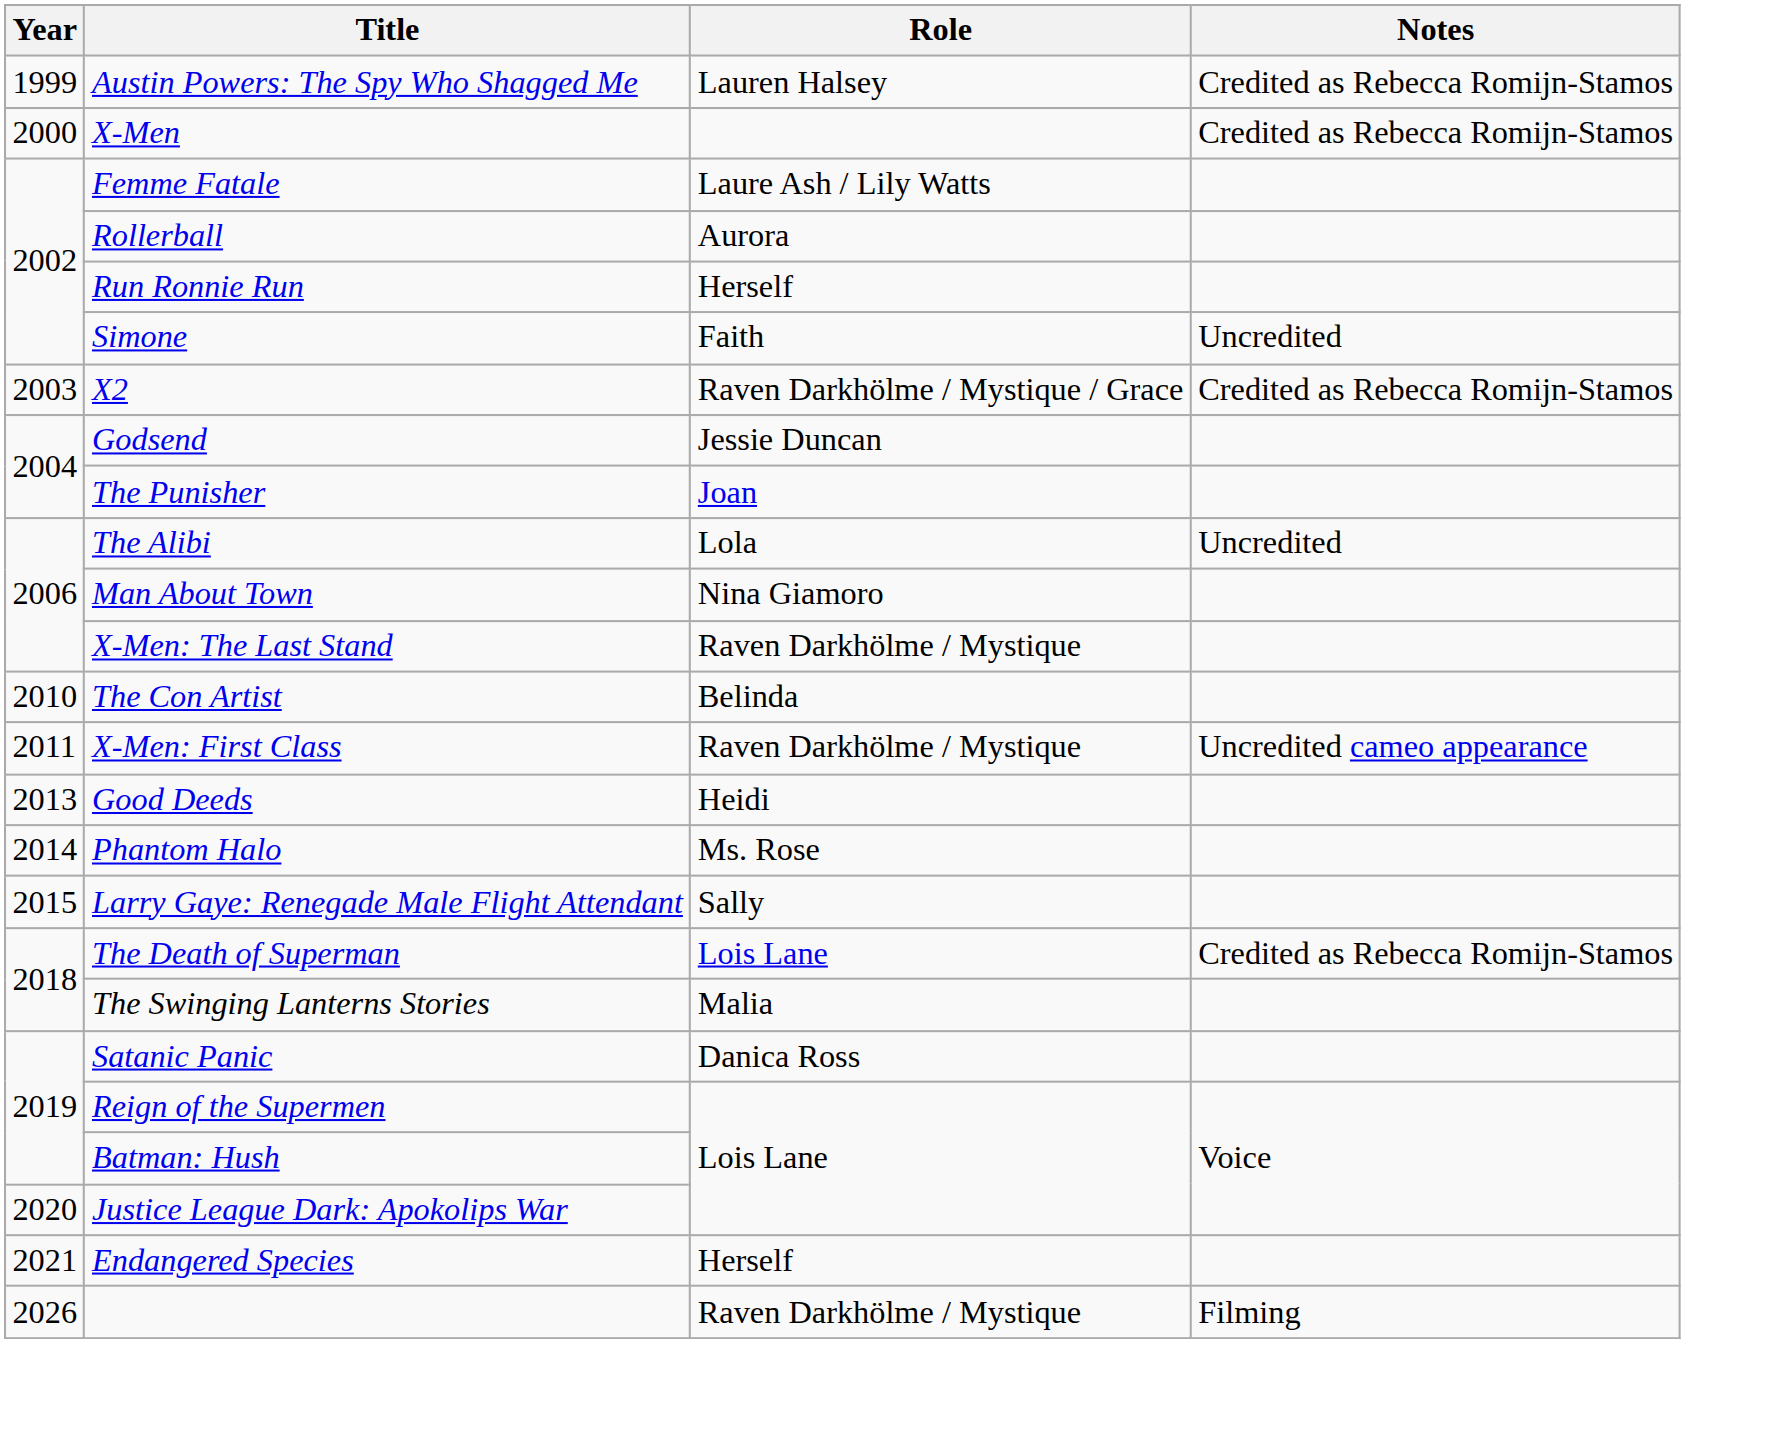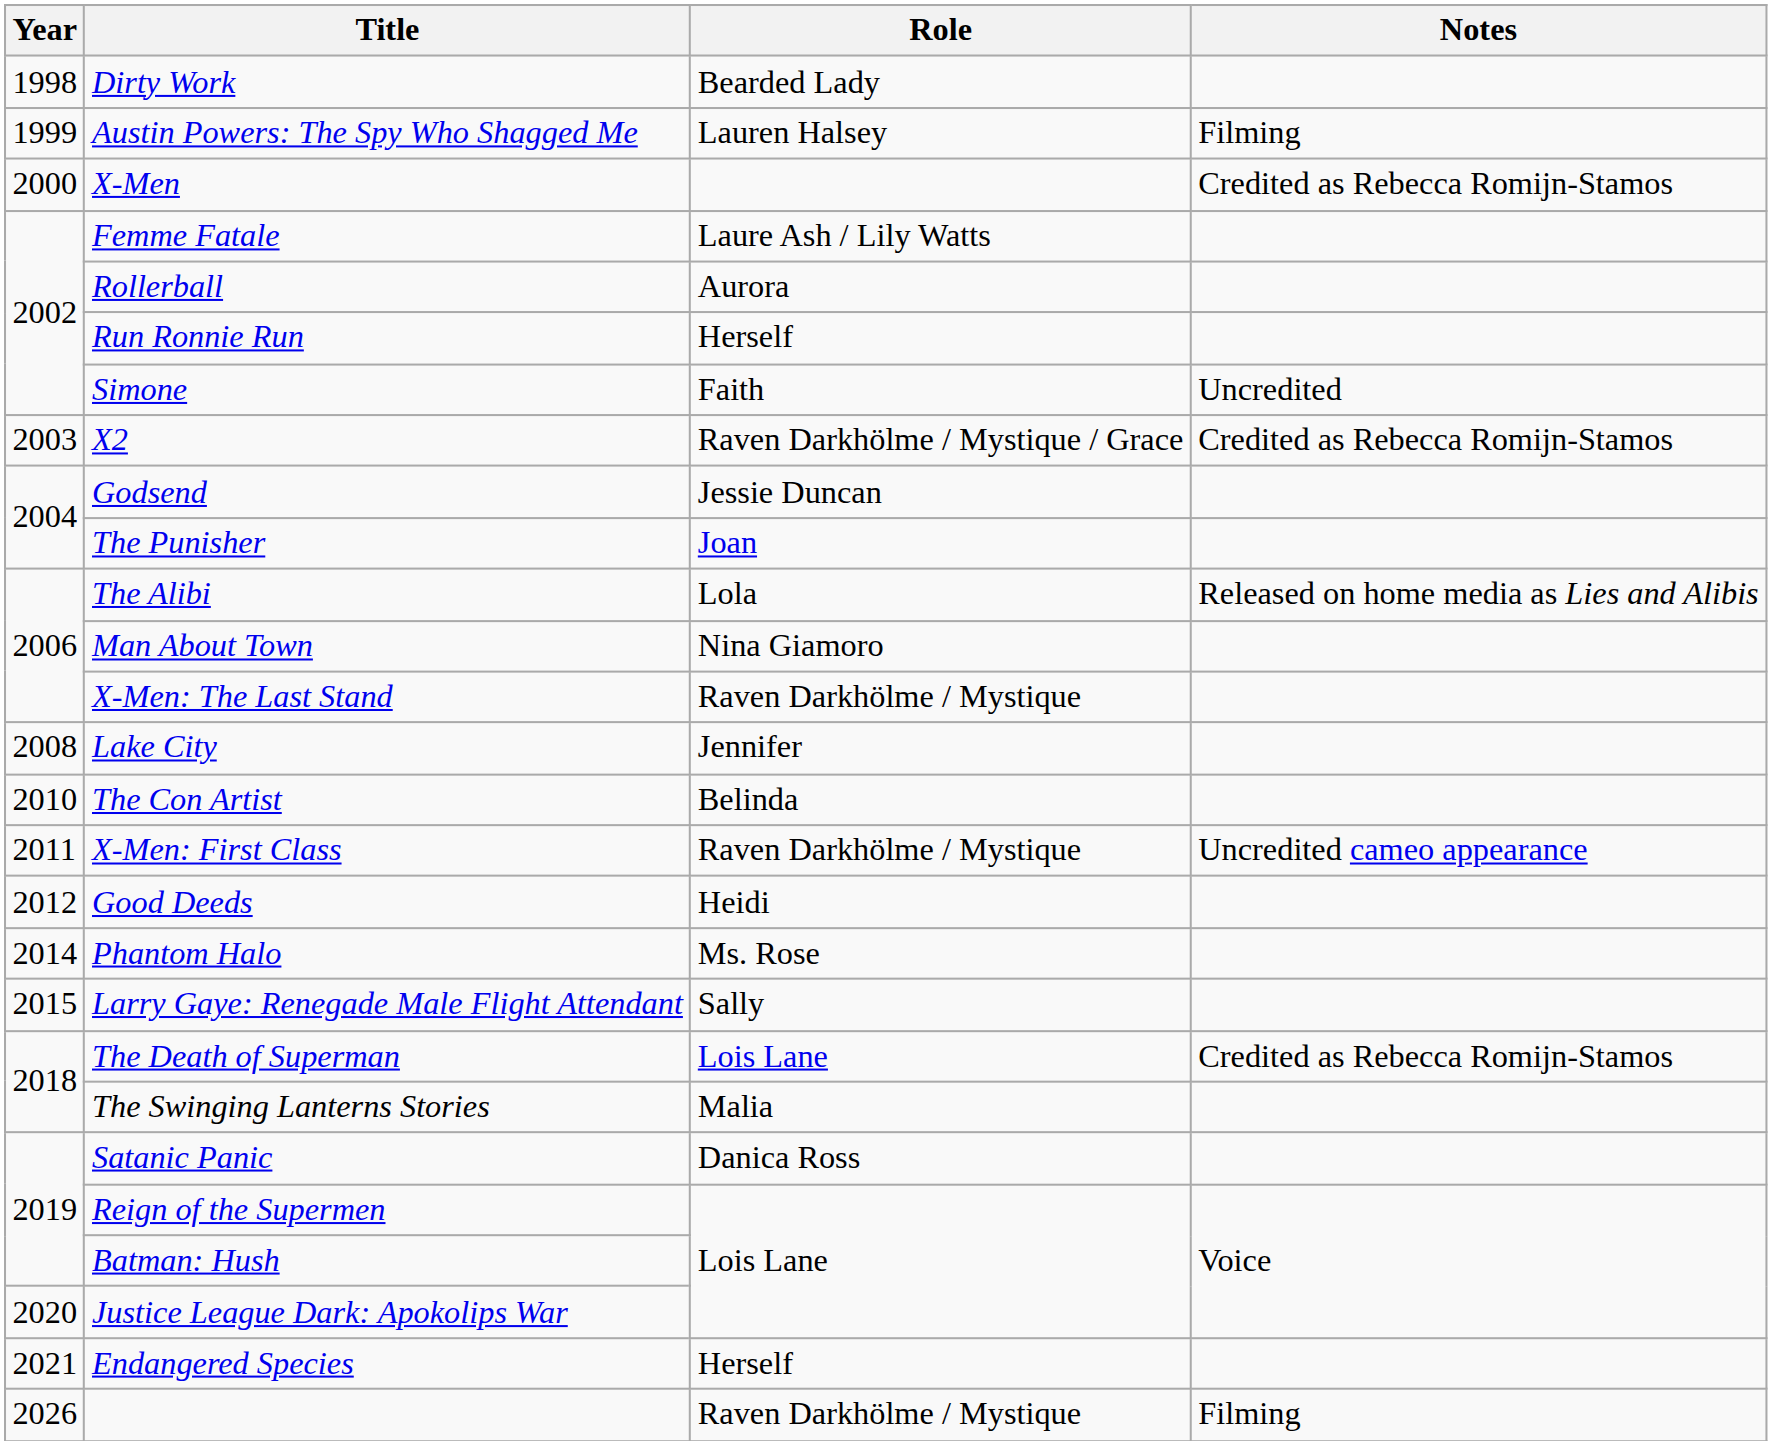+ row: (164, 81)
(1436, 81) Credited as Rebecca Romijn-Stamos -> (1249, 132) Filming
(1270, 542) Uncredited -> (1478, 593) Released on home media as Lies and Alibis
+ row: (154, 747)
(45, 798) 2013 -> (45, 901) 2012
